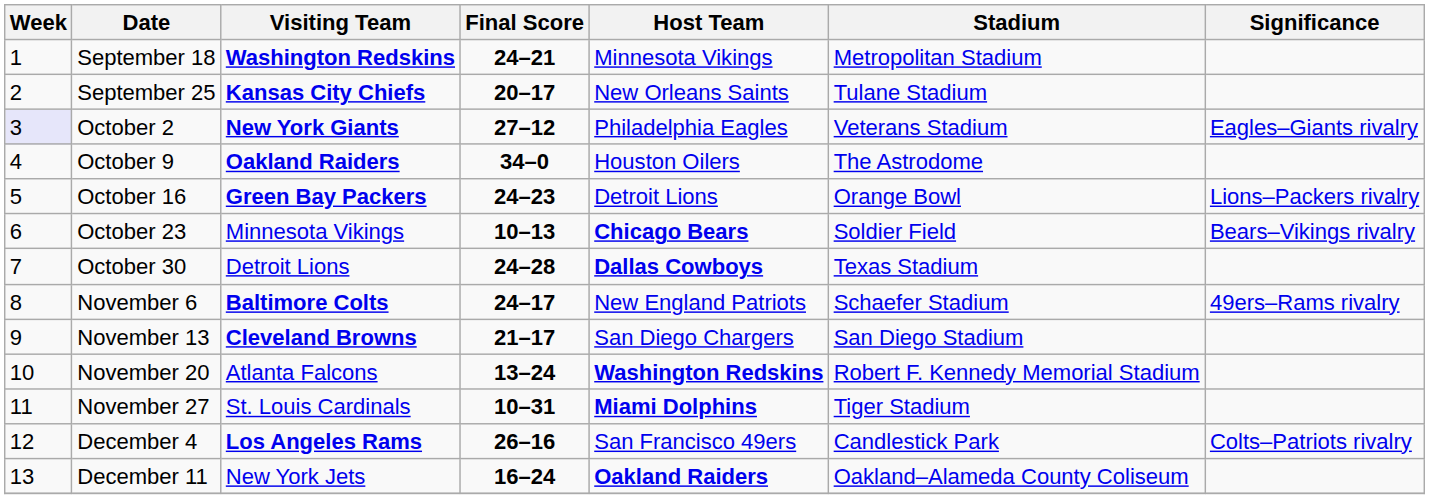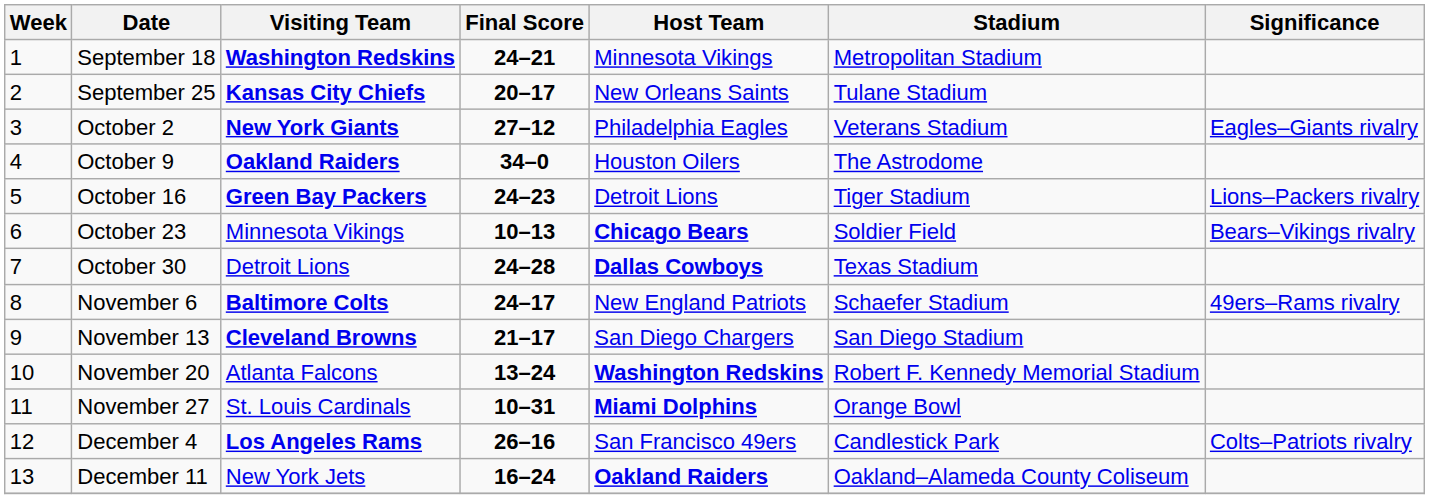(16, 127) lavender background -> (16, 127) no background
(897, 197) Orange Bowl -> (902, 197) Tiger Stadium
(902, 406) Tiger Stadium -> (897, 406) Orange Bowl
